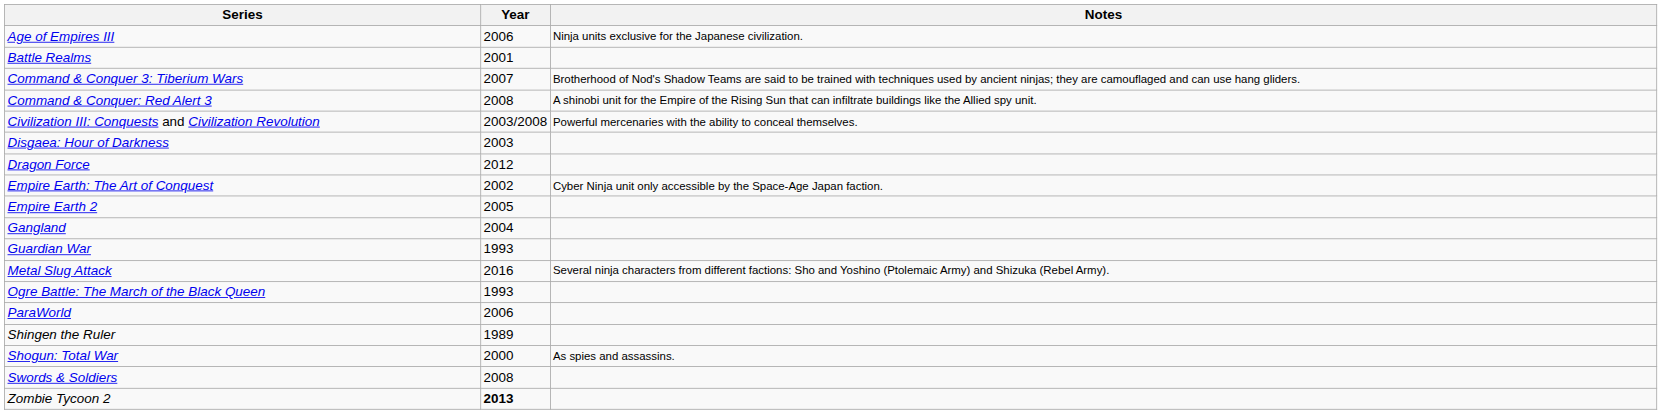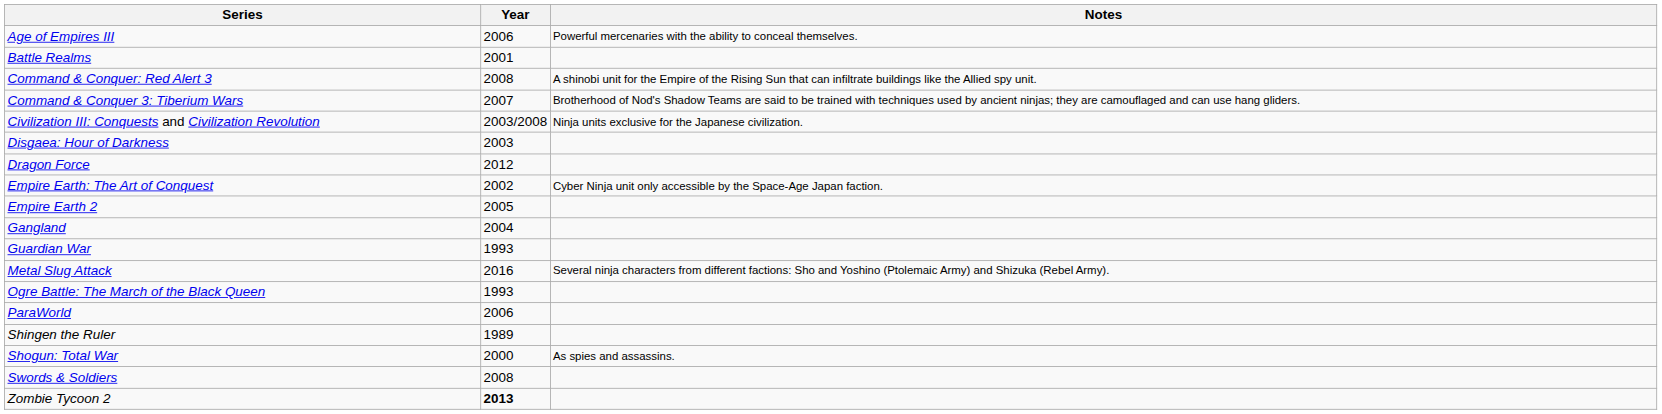(678, 36) Ninja units exclusive for the Japanese civilization. -> (705, 36) Powerful mercenaries with the ability to conceal themselves.
rows swapped: (110, 100) <-> (125, 79)
(705, 122) Powerful mercenaries with the ability to conceal themselves. -> (678, 122) Ninja units exclusive for the Japanese civilization.
